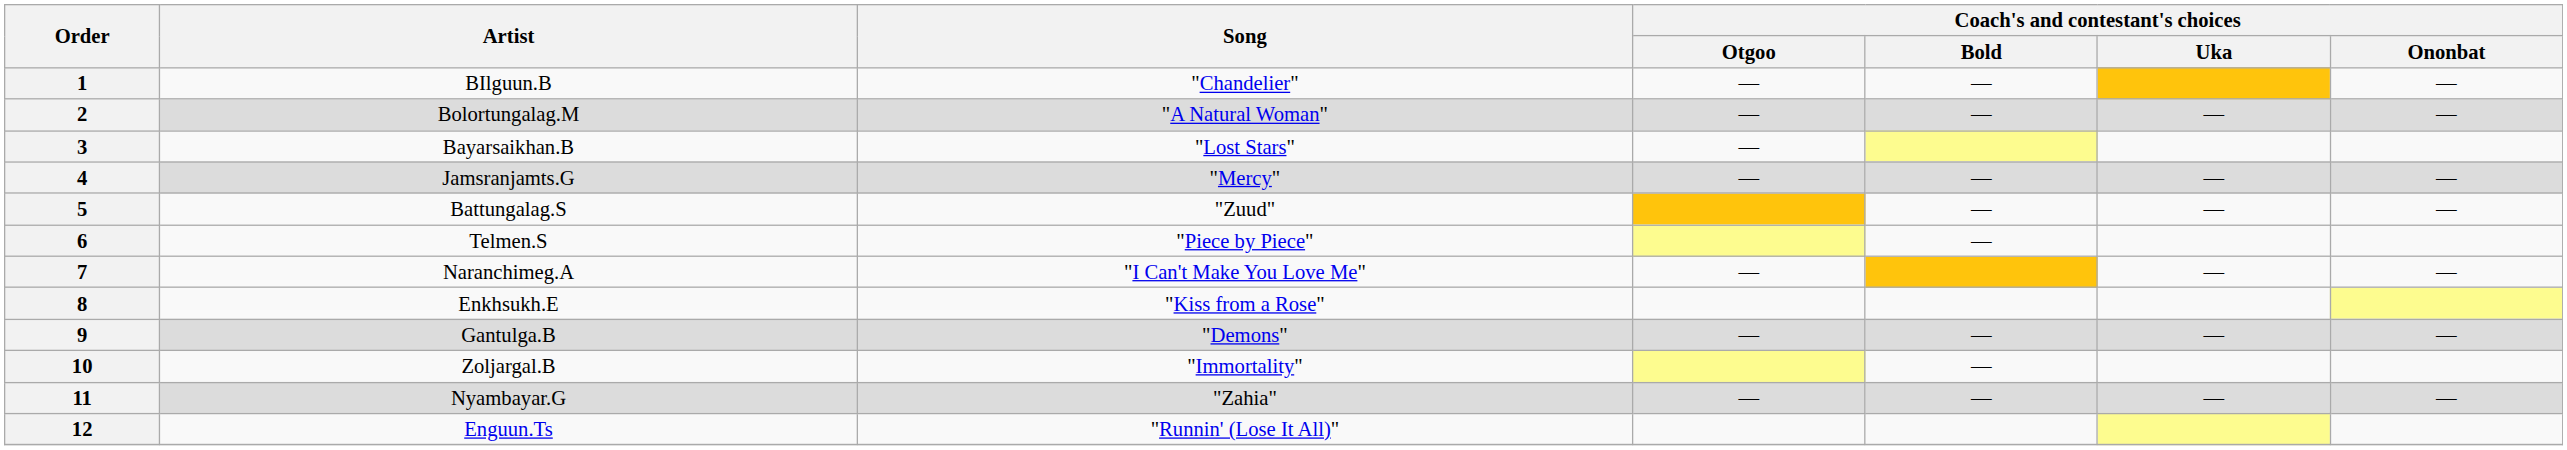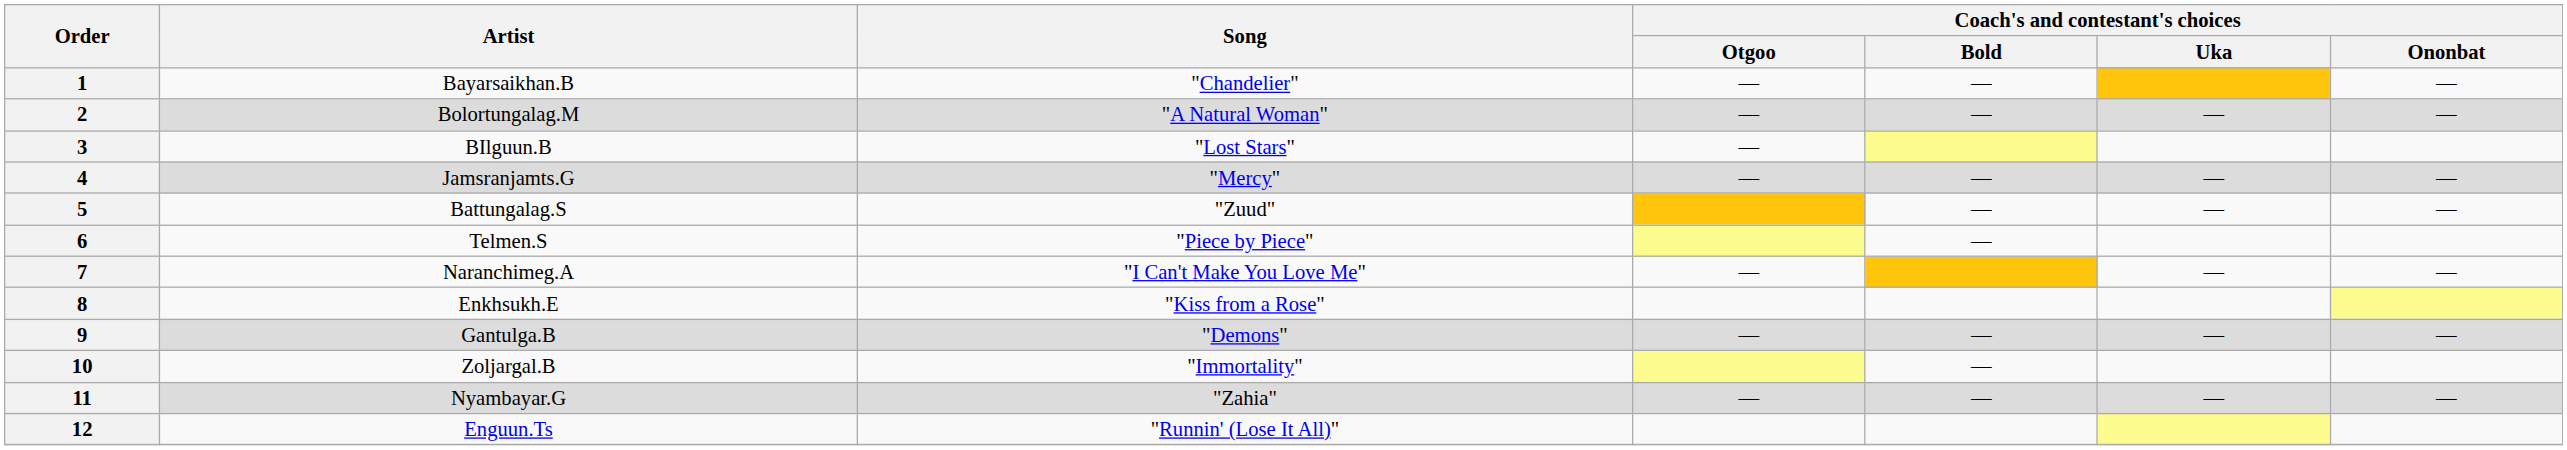(508, 83) BIlguun.B -> (508, 83) Bayarsaikhan.B
(508, 146) Bayarsaikhan.B -> (508, 146) BIlguun.B
